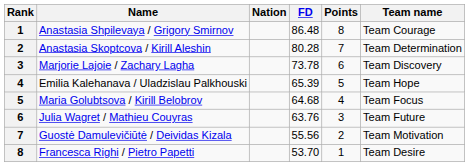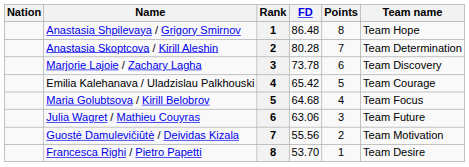columns swapped: (20, 13) <-> (269, 13)
(399, 30) Team Courage -> (391, 30) Team Hope
(305, 83) 65.39 -> (305, 83) 65.42
(391, 83) Team Hope -> (399, 83) Team Courage
(305, 118) 63.76 -> (305, 118) 63.06
